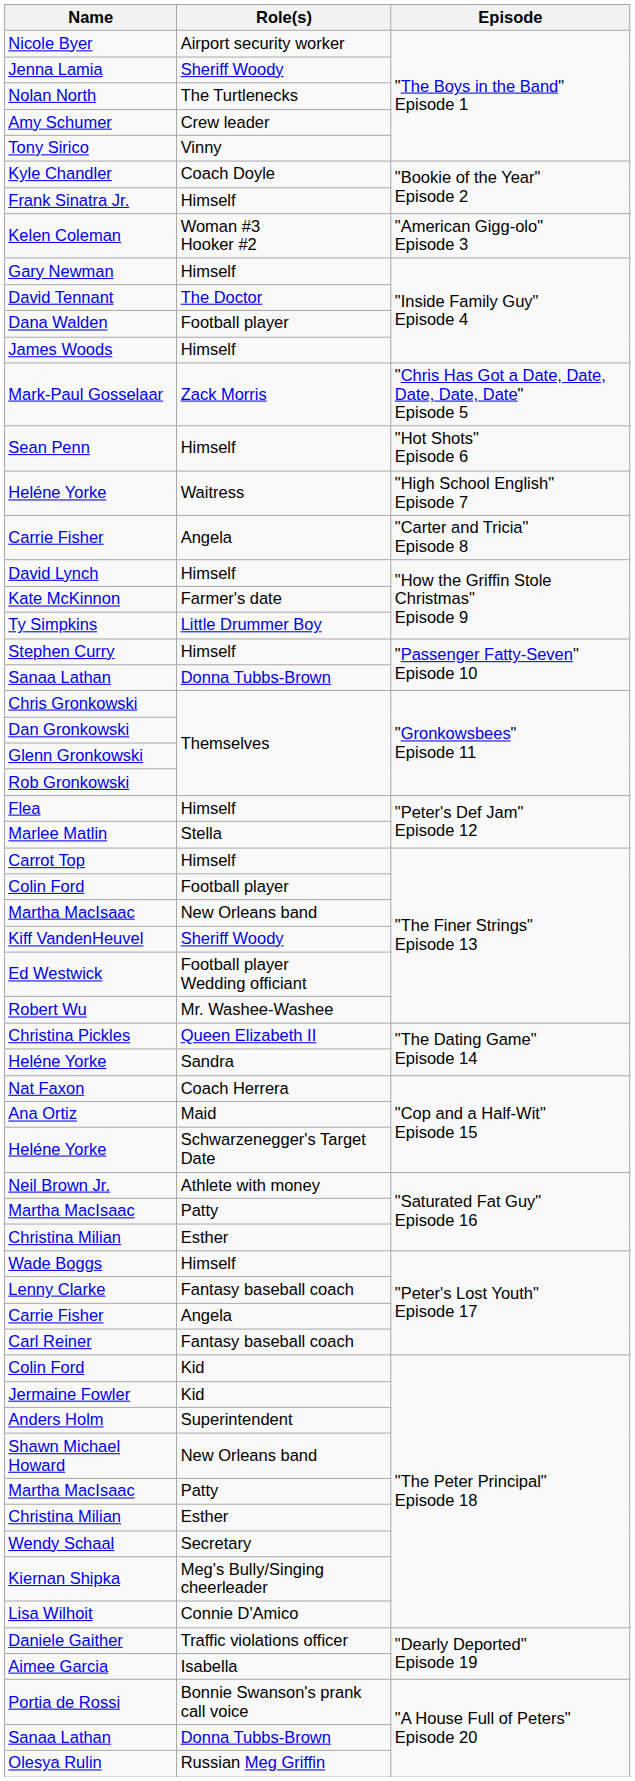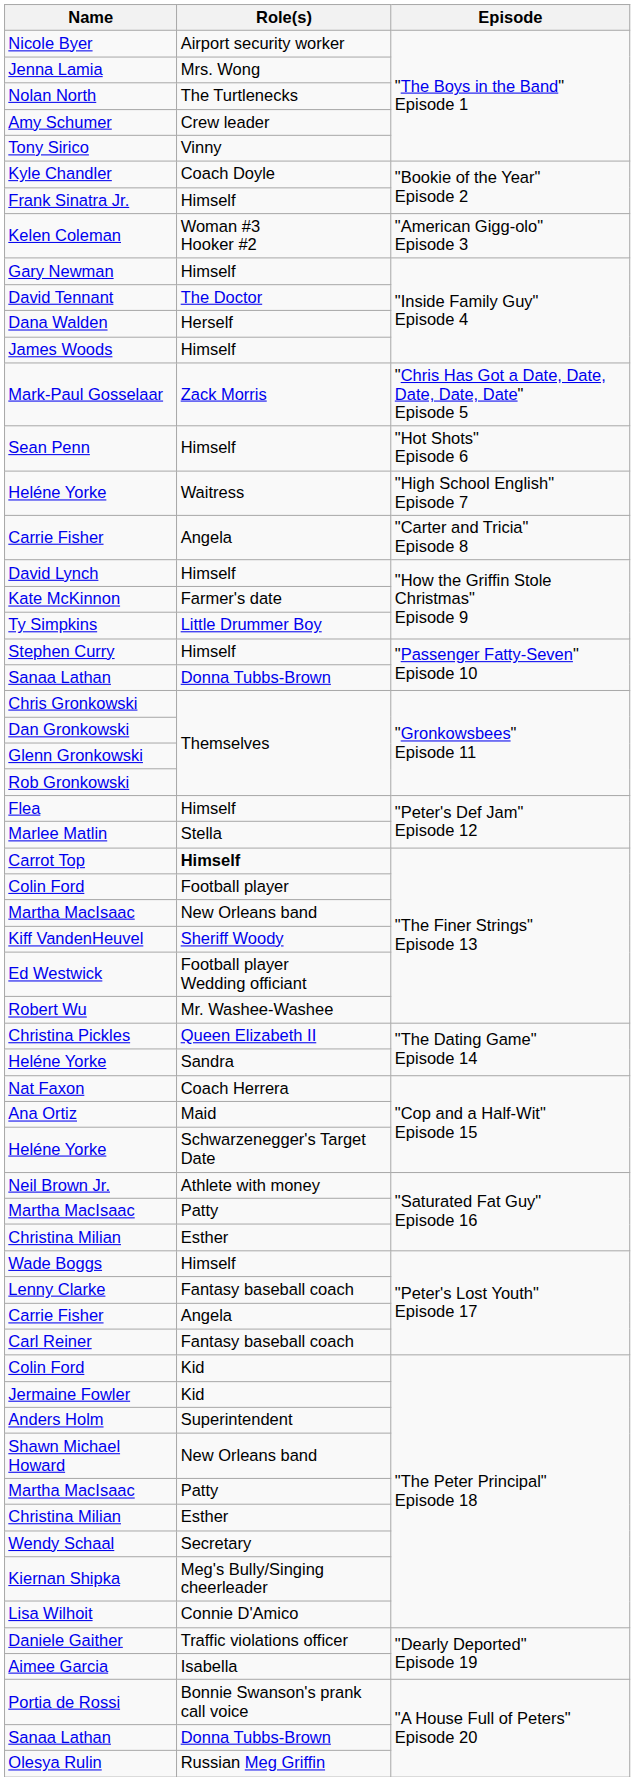(232, 69) Sheriff Woody -> (220, 69) Mrs. Wong
(235, 323) Football player -> (207, 323) Herself
(208, 860) normal -> (210, 860) bold
